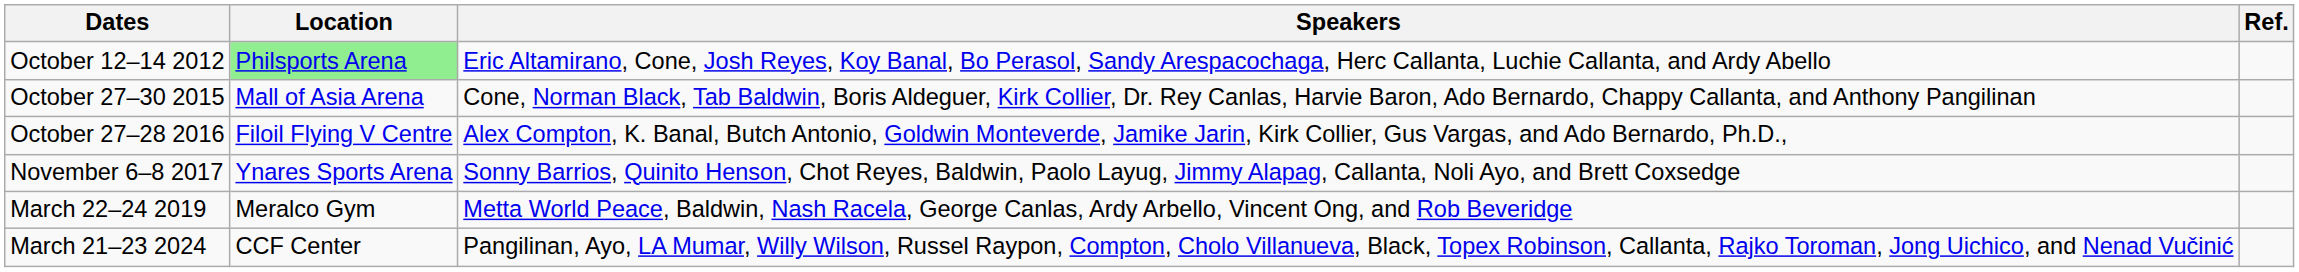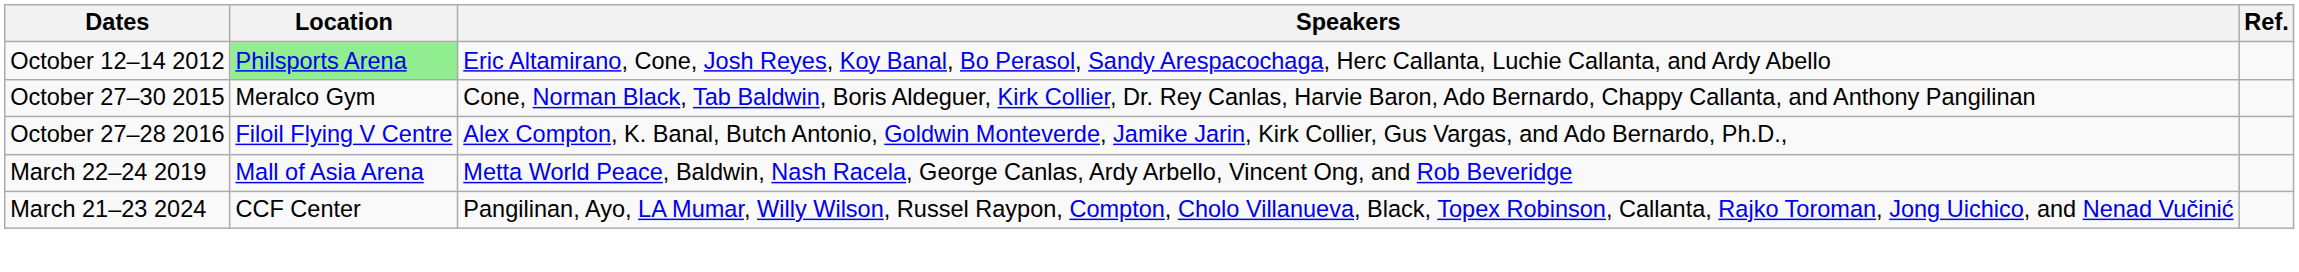(330, 97) Mall of Asia Arena -> (305, 97) Meralco Gym
- row: (117, 172)
(305, 209) Meralco Gym -> (330, 172) Mall of Asia Arena
